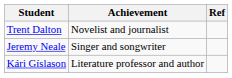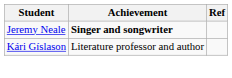- row: (34, 30)
(118, 47) normal -> (122, 30) bold
